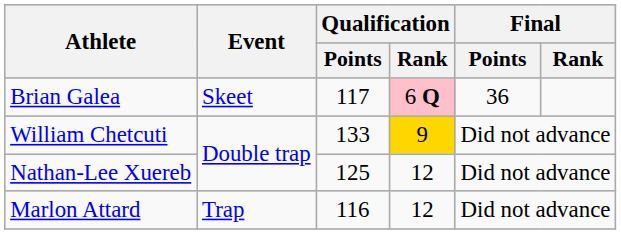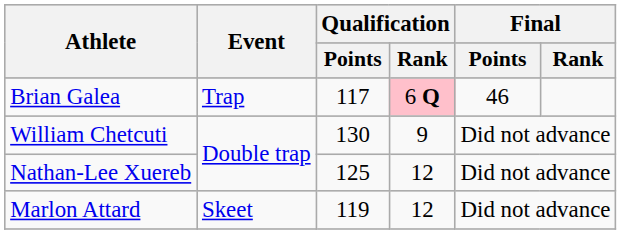(227, 97) Skeet -> (223, 97) Trap
(498, 97) 36 -> (498, 97) 46
(353, 135) 133 -> (353, 135) 130
(422, 135) gold background -> (422, 135) no background
(223, 210) Trap -> (227, 210) Skeet
(353, 210) 116 -> (353, 210) 119
